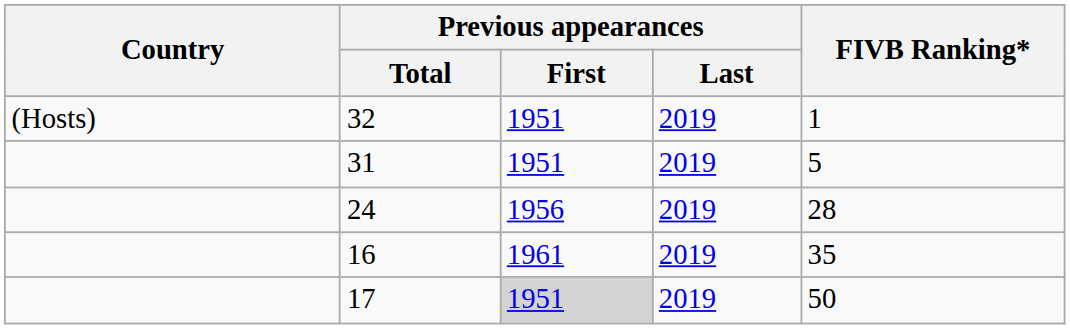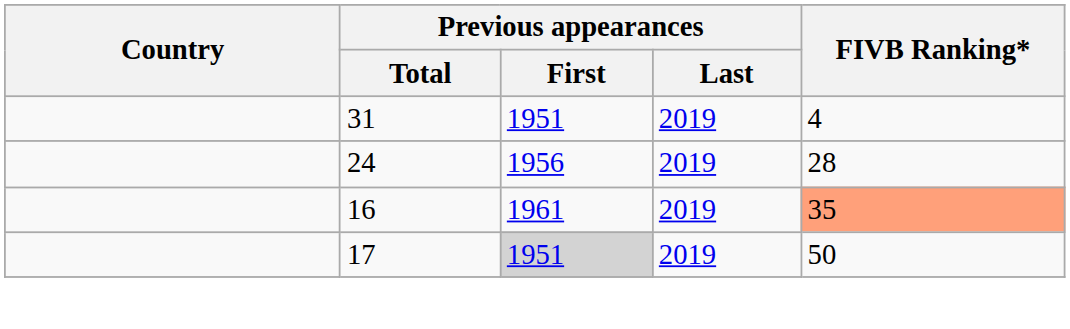- row: (361, 118)
(815, 163) 5 -> (815, 118) 4
(822, 254) no background -> (822, 208) lightsalmon background
